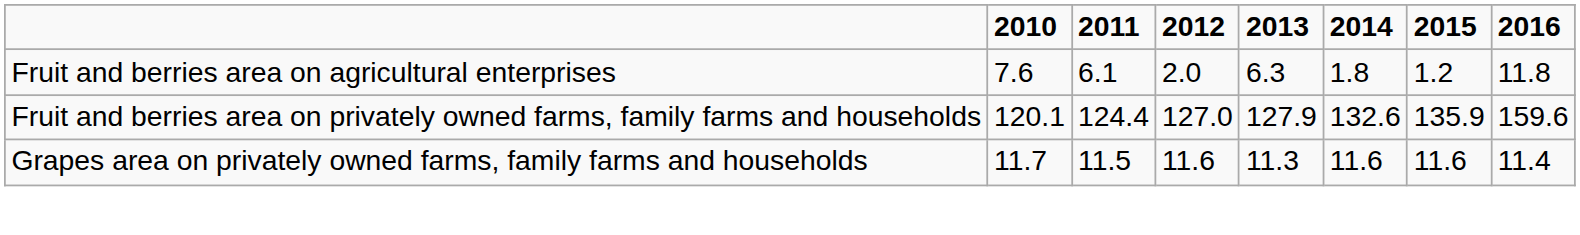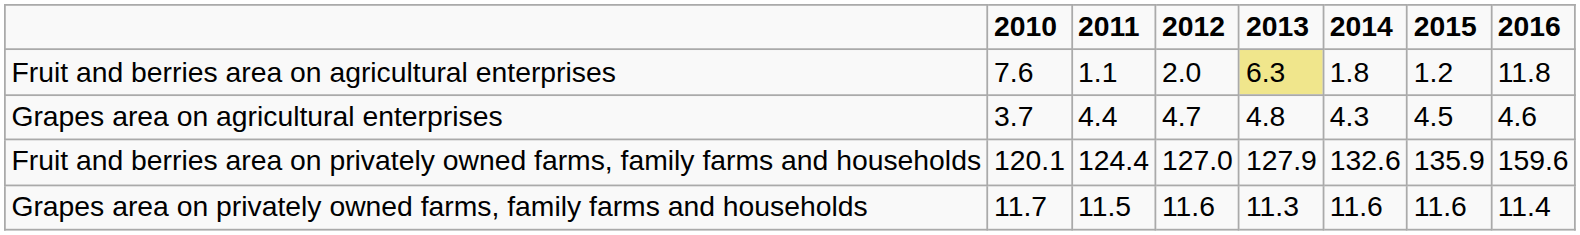(1098, 71) 6.1 -> (1098, 71) 1.1
(1266, 71) no background -> (1266, 71) khaki background
+ row: (257, 116)
